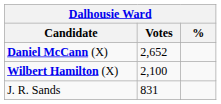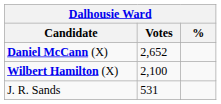(149, 90) 831 -> (149, 90) 531
